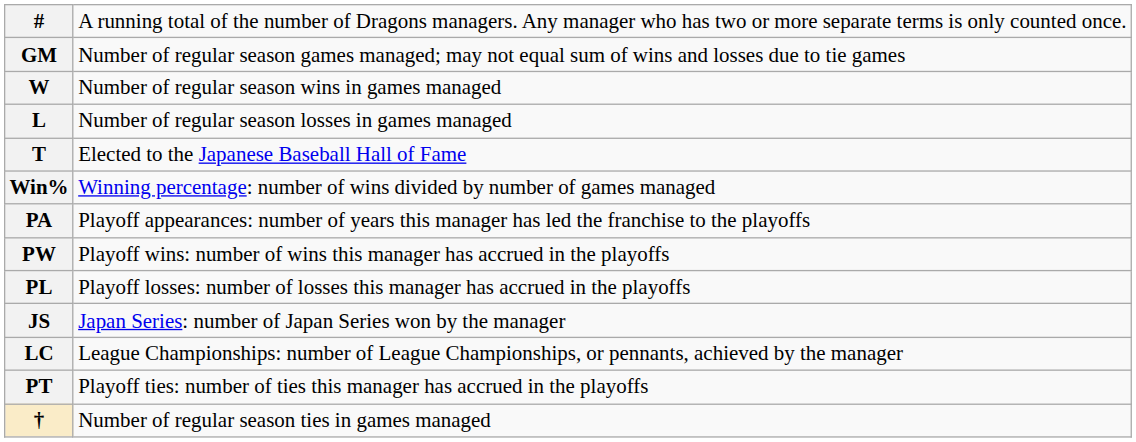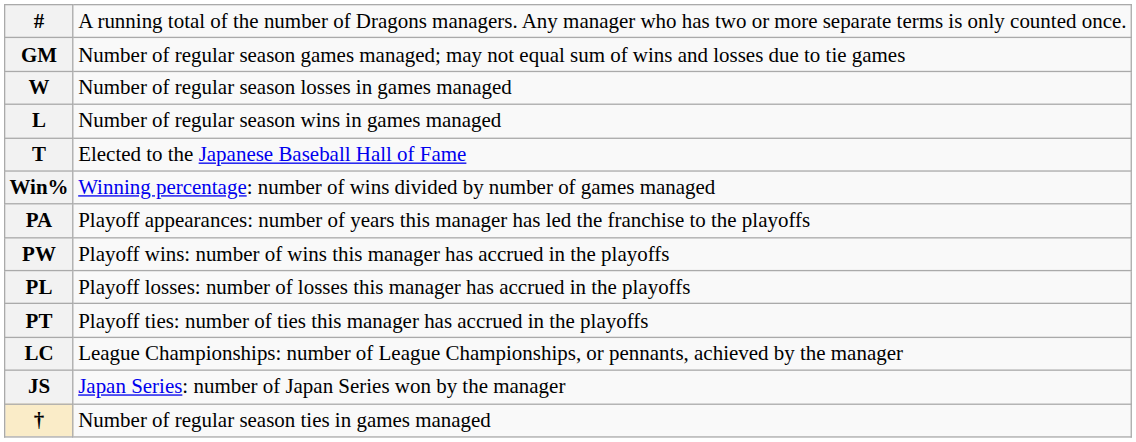(290, 87) Number of regular season wins in games managed -> (295, 87) Number of regular season losses in games managed
(295, 120) Number of regular season losses in games managed -> (290, 120) Number of regular season wins in games managed
rows swapped: (39, 386) <-> (39, 320)
